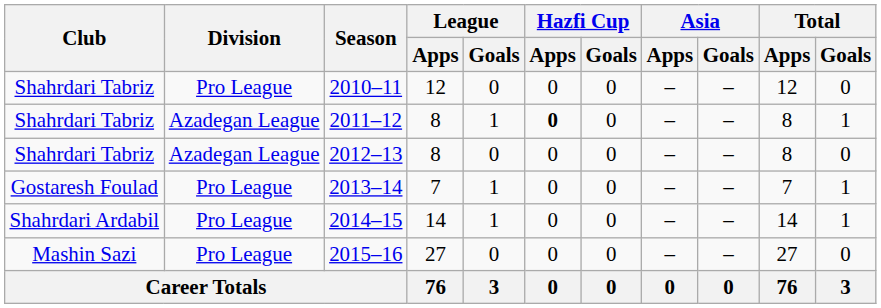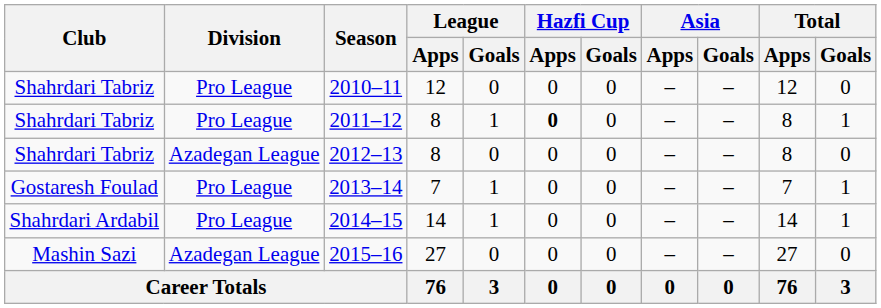(244, 120) Azadegan League -> (244, 120) Pro League
(244, 253) Pro League -> (244, 253) Azadegan League
